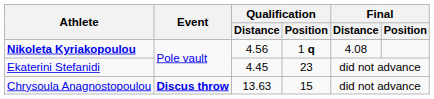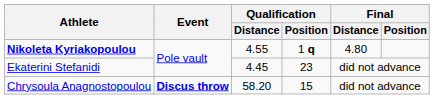(257, 49) 4.56 -> (257, 49) 4.55
(356, 49) 4.08 -> (356, 49) 4.80
(257, 86) 13.63 -> (257, 86) 58.20
